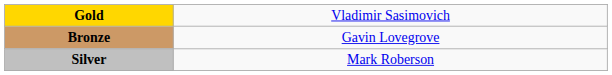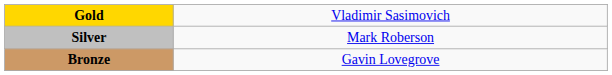rows swapped: (89, 59) <-> (89, 37)
